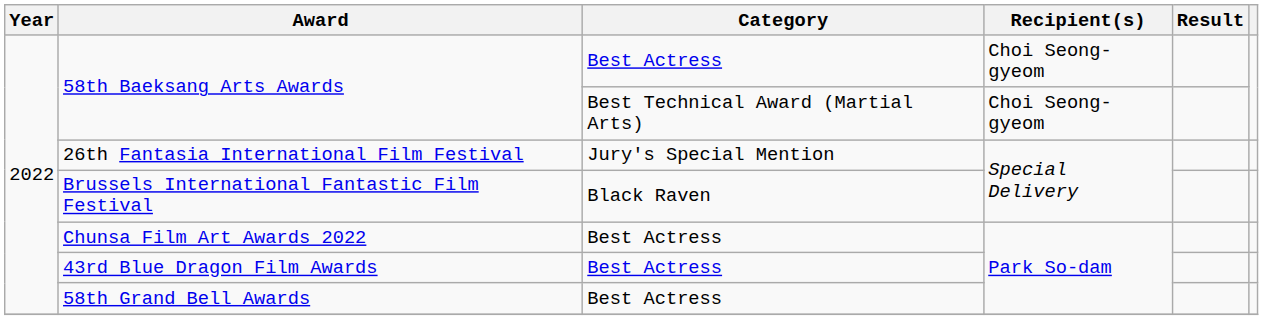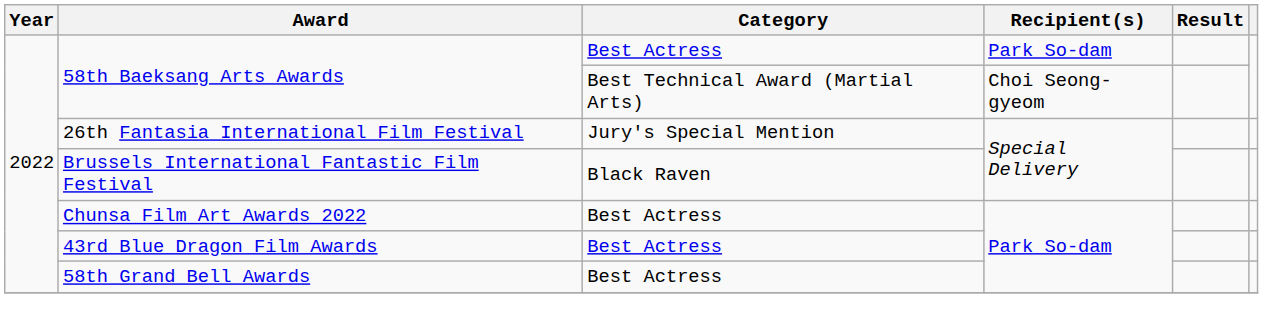(1050, 61) Choi Seong-gyeom -> (1050, 50) Park So-dam
